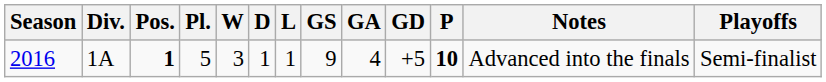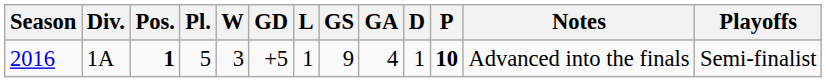columns swapped: (262, 22) <-> (408, 22)
